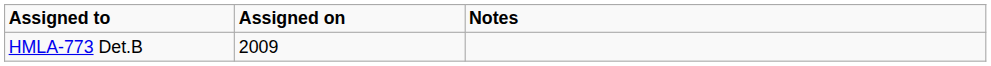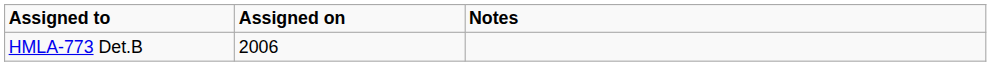(259, 46) 2009 -> (259, 46) 2006
